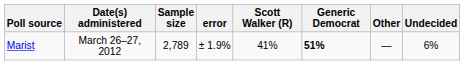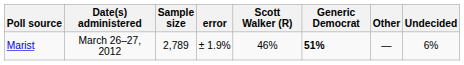(267, 46) 41% -> (267, 46) 46%
